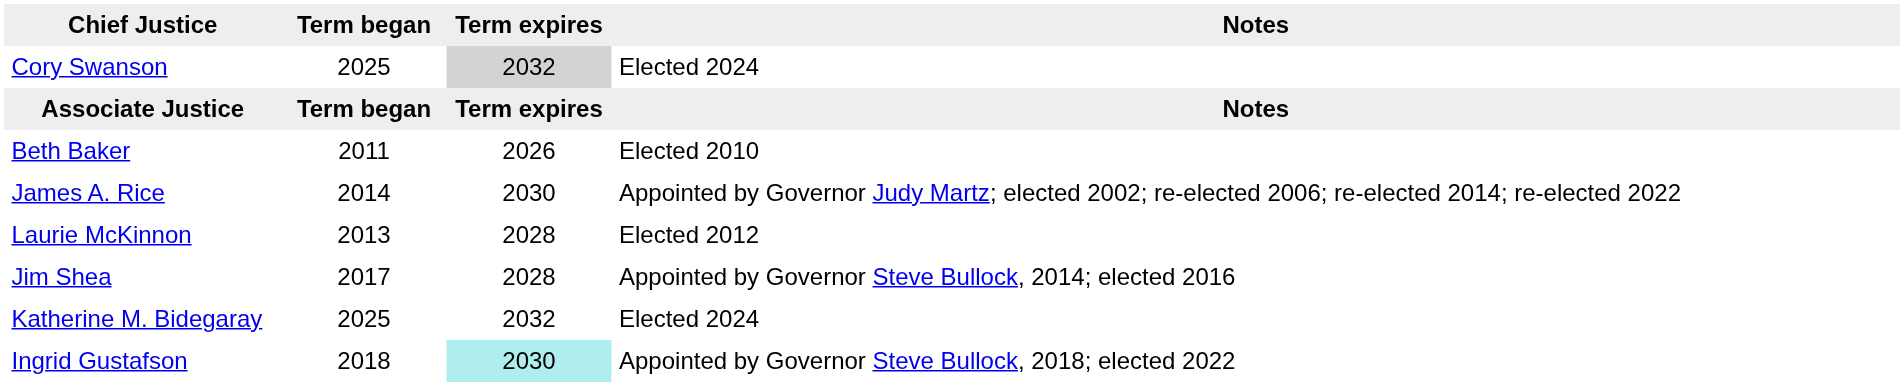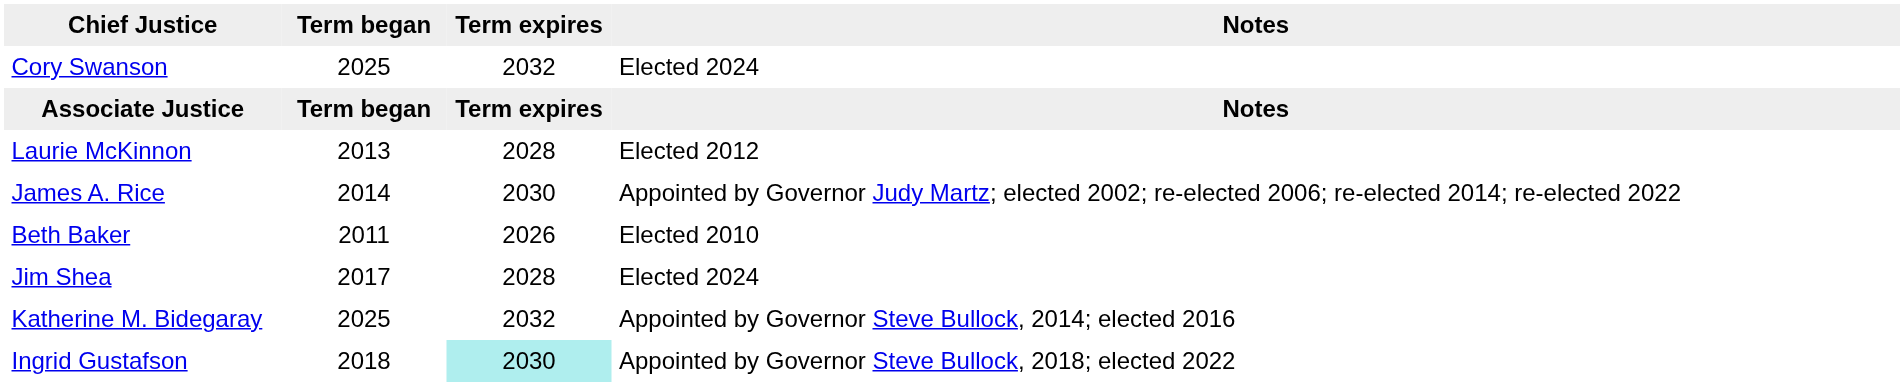(529, 66) lightgrey background -> (529, 66) no background
rows swapped: (102, 234) <-> (71, 150)
(927, 276) Appointed by Governor Steve Bullock, 2014; elected 2016 -> (689, 276) Elected 2024
(689, 318) Elected 2024 -> (927, 318) Appointed by Governor Steve Bullock, 2014; elected 2016
